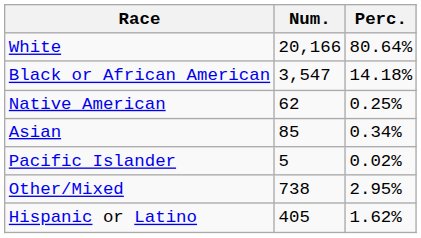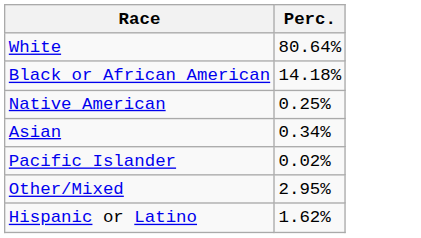- column: (310, 19)
